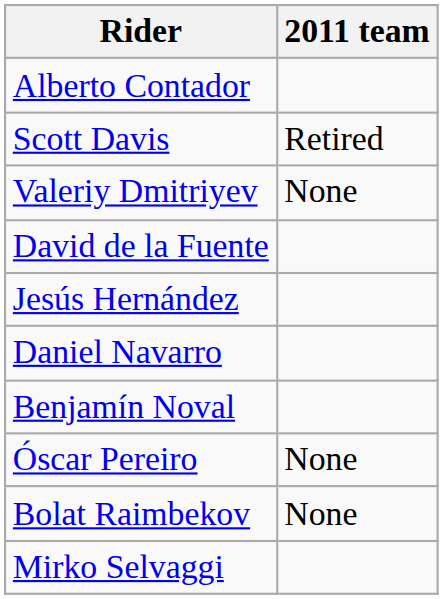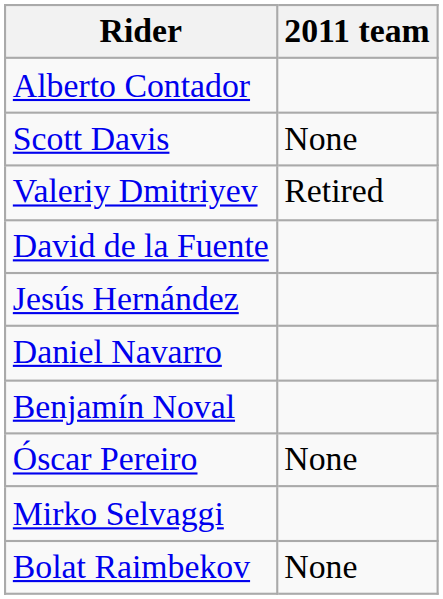(334, 138) Retired -> (321, 138) None
(321, 191) None -> (334, 191) Retired
rows swapped: (131, 513) <-> (118, 566)
